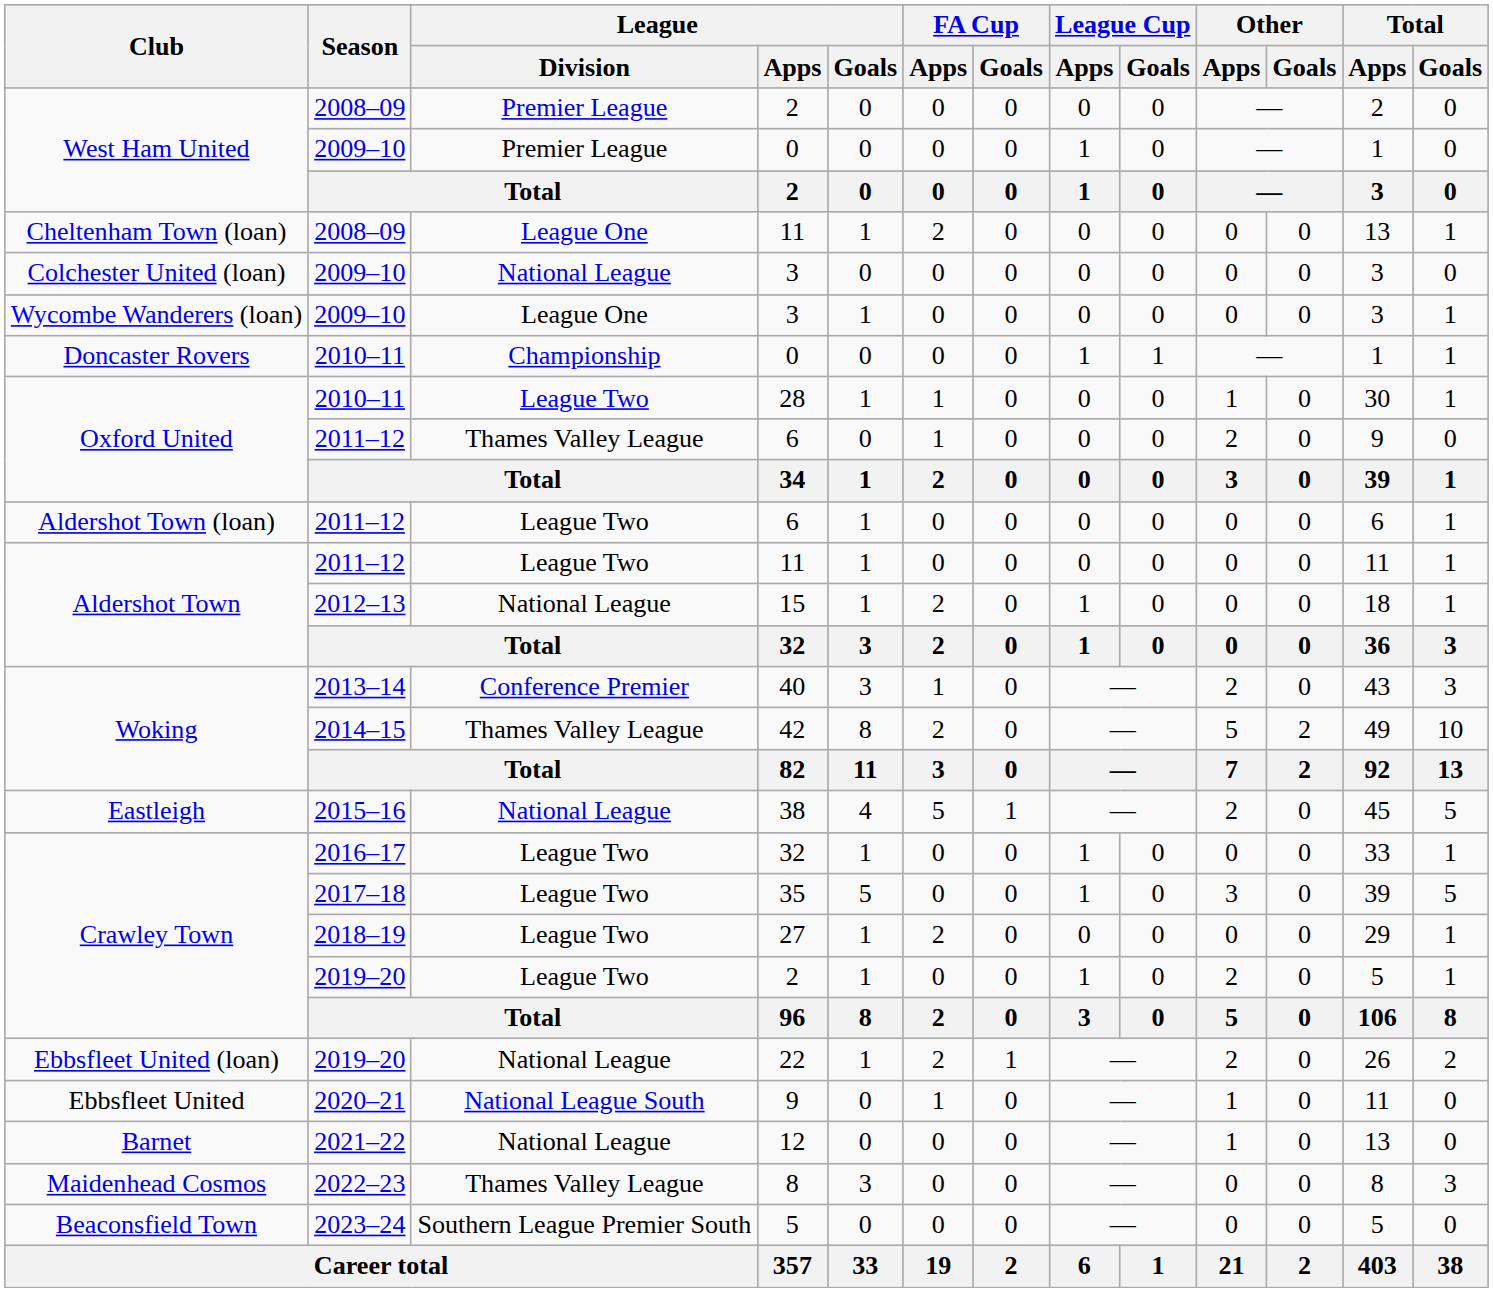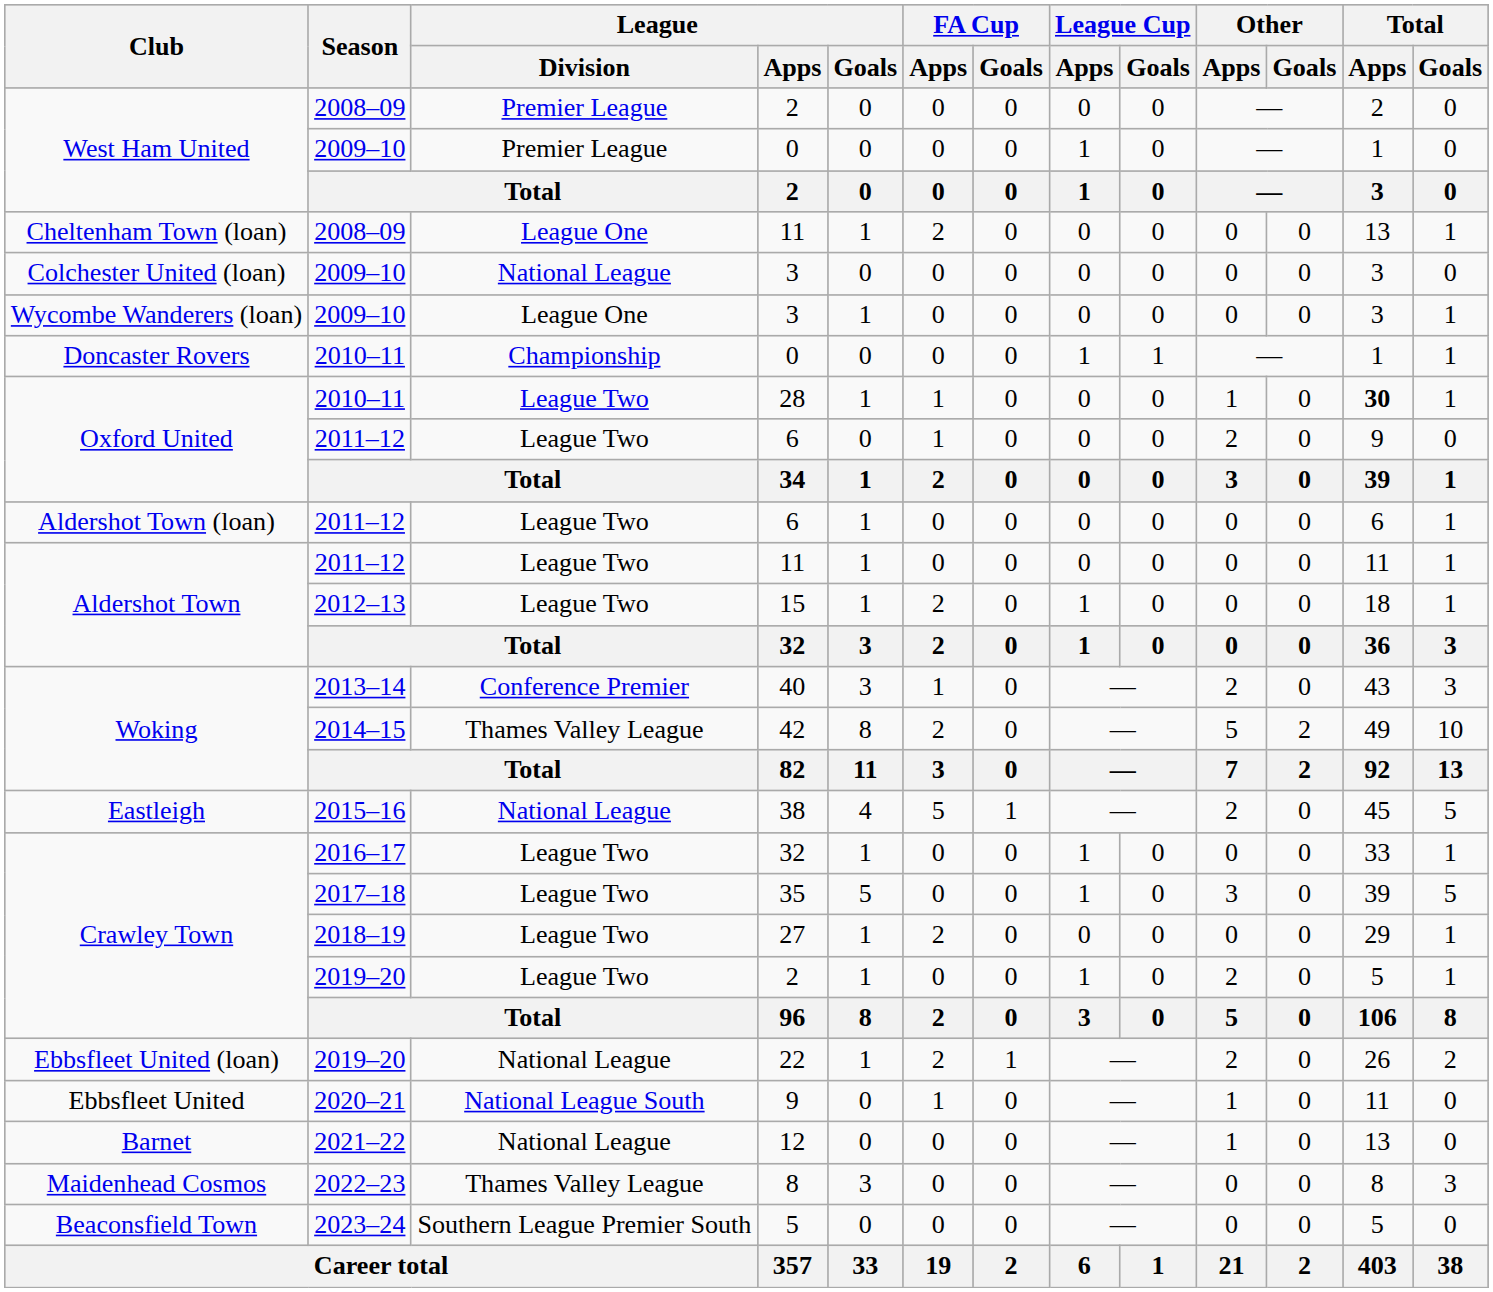(1377, 397) normal -> (1377, 397) bold
(584, 438) Thames Valley League -> (584, 438) League Two
(584, 604) National League -> (584, 604) League Two
